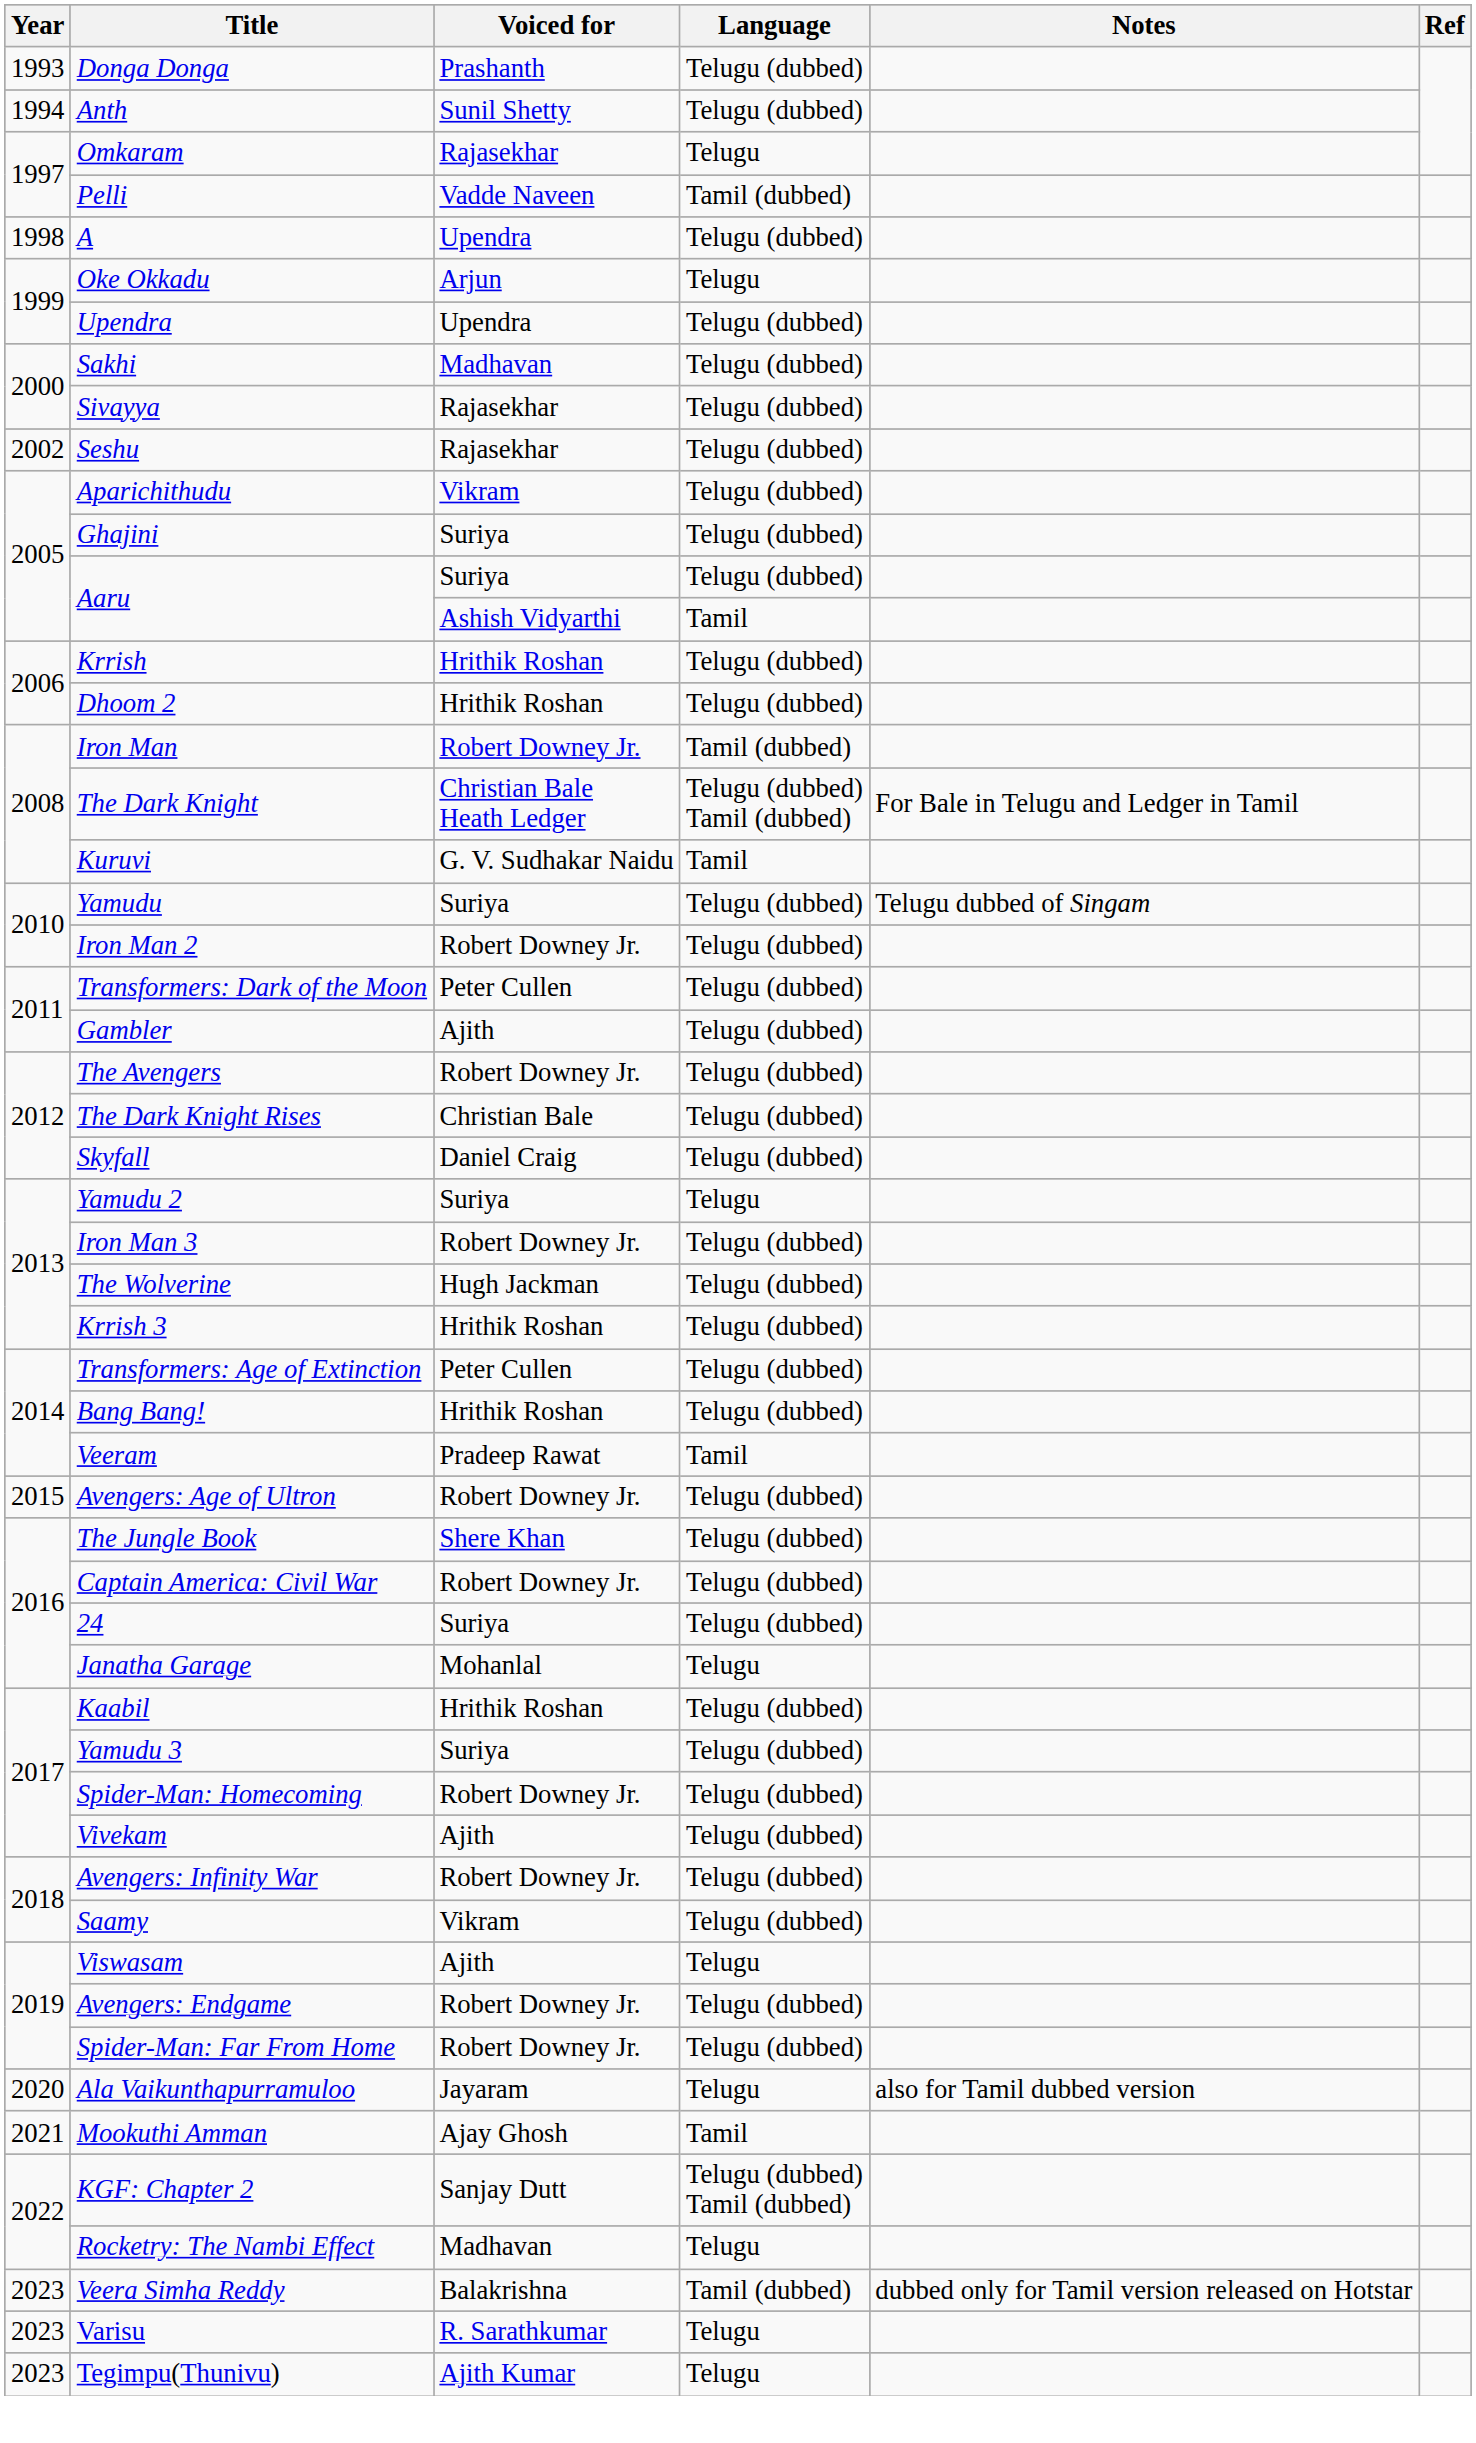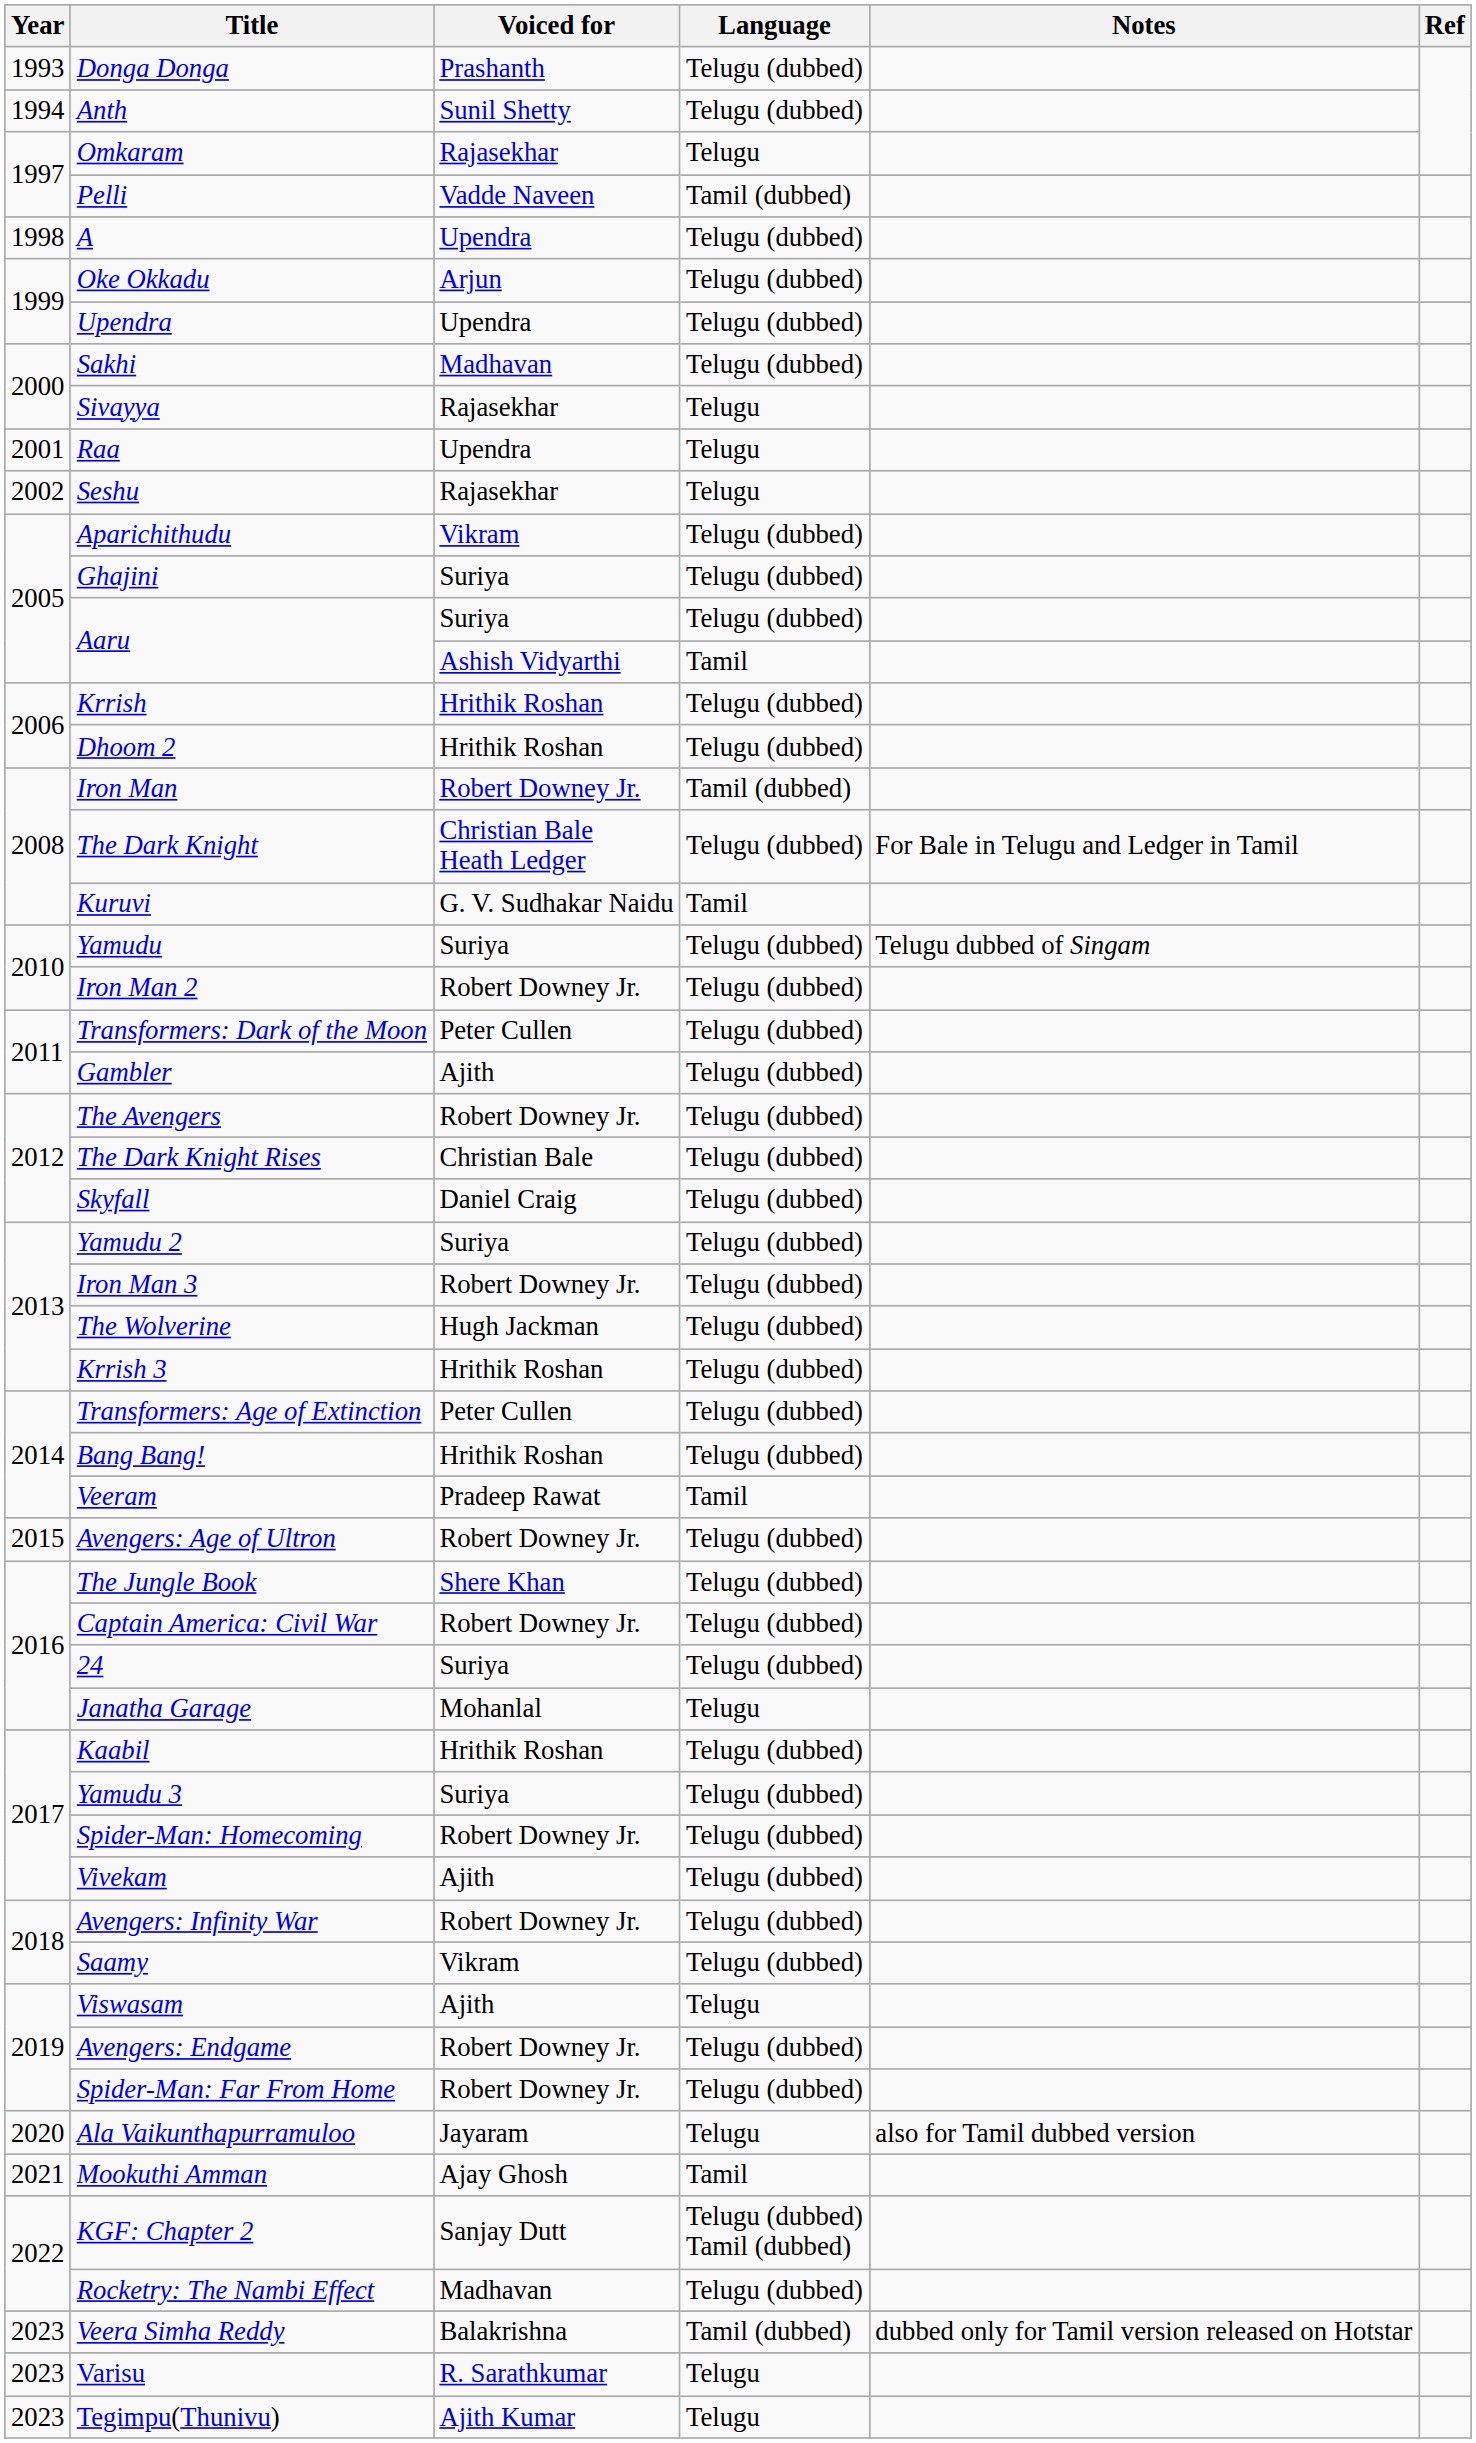(723, 279) Telugu -> (774, 279) Telugu (dubbed)
(774, 407) Telugu (dubbed) -> (723, 407) Telugu
+ row: (98, 449)
(774, 449) Telugu (dubbed) -> (723, 491) Telugu
(774, 803) Telugu (dubbed) Tamil (dubbed) -> (774, 845) Telugu (dubbed)
(723, 1199) Telugu -> (774, 1242) Telugu (dubbed)
(723, 2246) Telugu -> (774, 2289) Telugu (dubbed)
